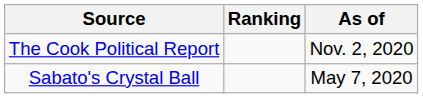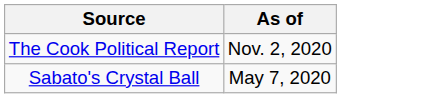- column: (264, 19)
